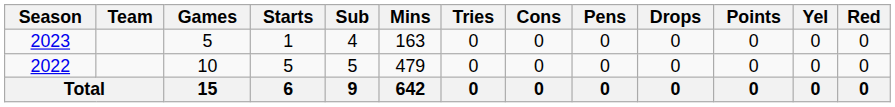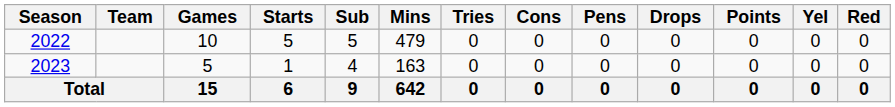rows swapped: (50, 65) <-> (50, 41)
